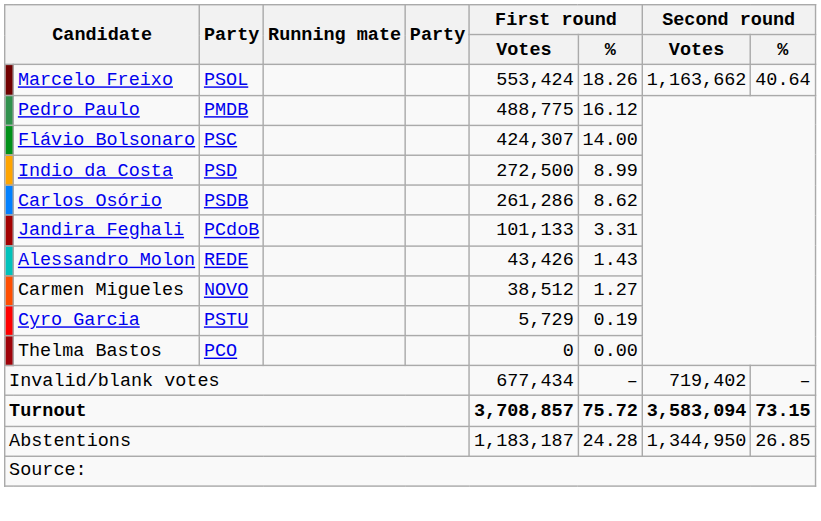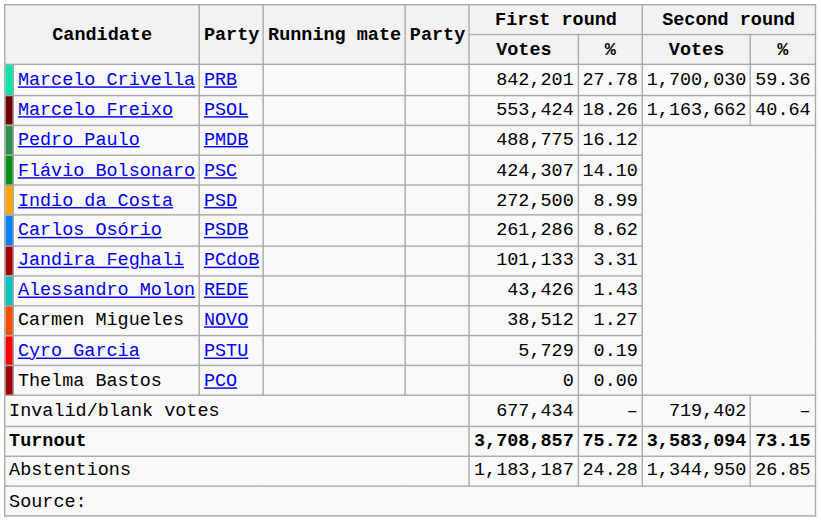+ row: (107, 80)
(610, 140) 14.00 -> (610, 170) 14.10
